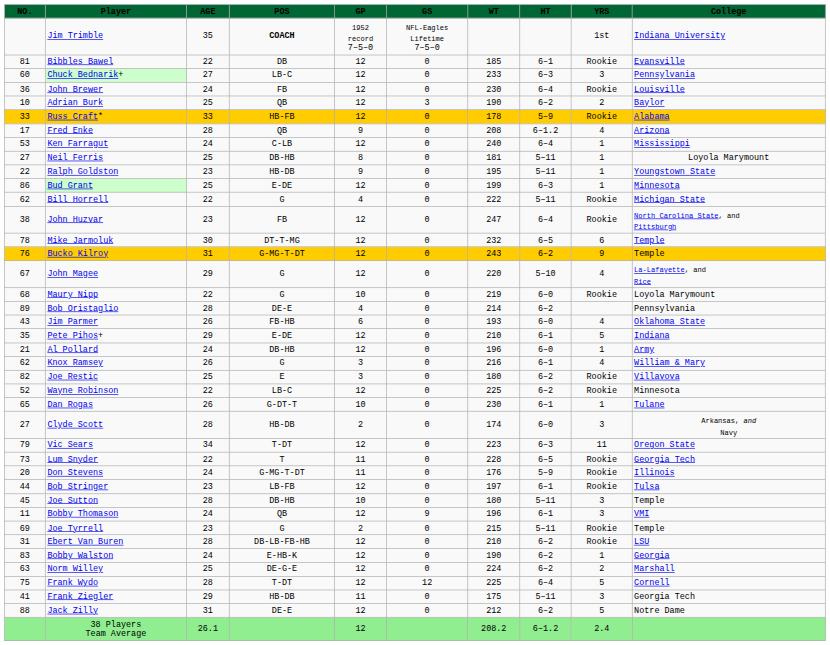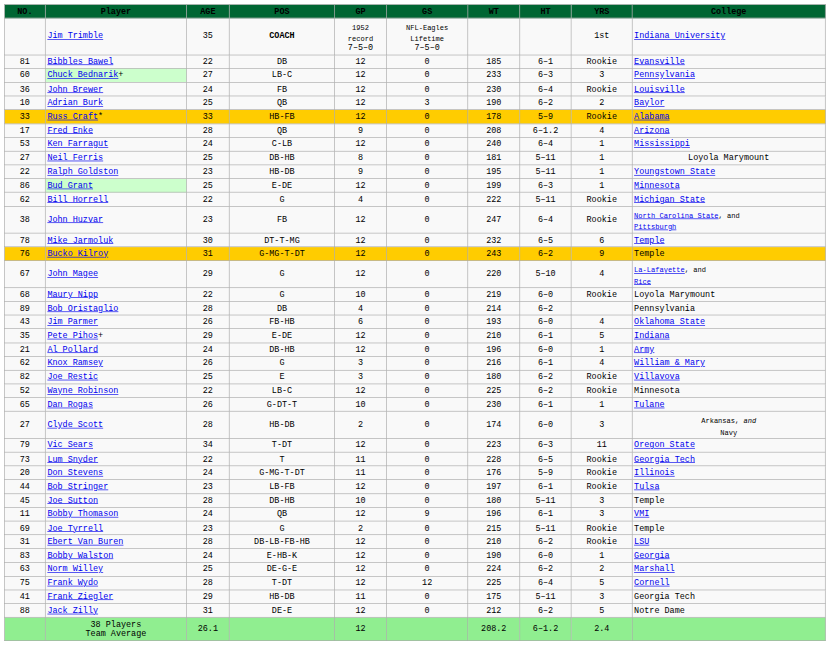(282, 308) DE-E -> (282, 308) DB
(546, 555) 6–2 -> (546, 555) 6–0
